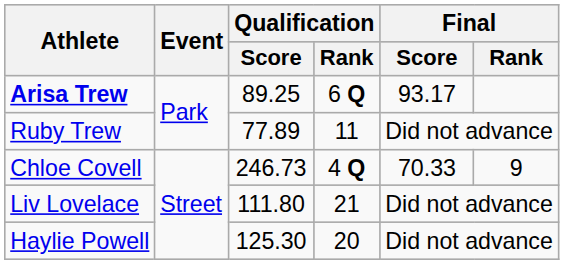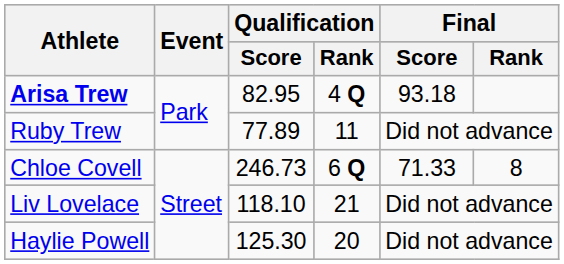(271, 95) 89.25 -> (271, 95) 82.95
(347, 95) 6 Q -> (347, 95) 4 Q
(427, 95) 93.17 -> (427, 95) 93.18
(347, 168) 4 Q -> (347, 168) 6 Q
(427, 168) 70.33 -> (427, 168) 71.33
(516, 168) 9 -> (516, 168) 8
(271, 205) 111.80 -> (271, 205) 118.10
